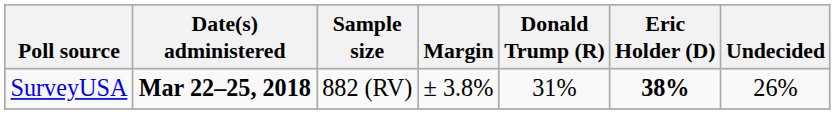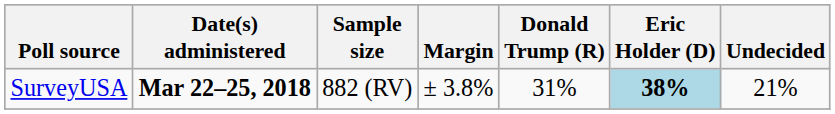(665, 88) no background -> (665, 88) lightblue background
(776, 88) 26% -> (776, 88) 21%
